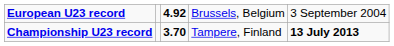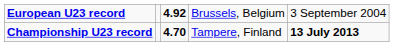(175, 32) 3.70 -> (175, 32) 4.70
